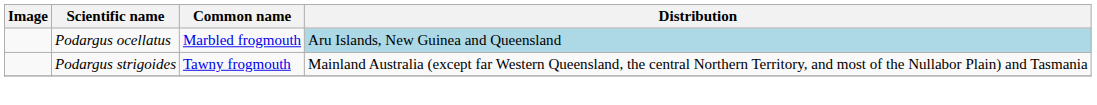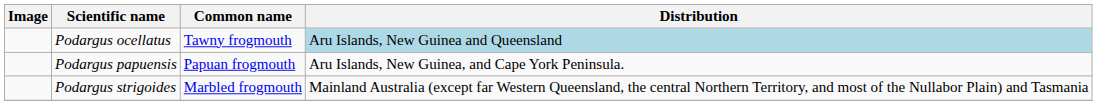(242, 40) Marbled frogmouth -> (238, 40) Tawny frogmouth
+ row: (116, 64)
(237, 64) Tawny frogmouth -> (243, 87) Marbled frogmouth
